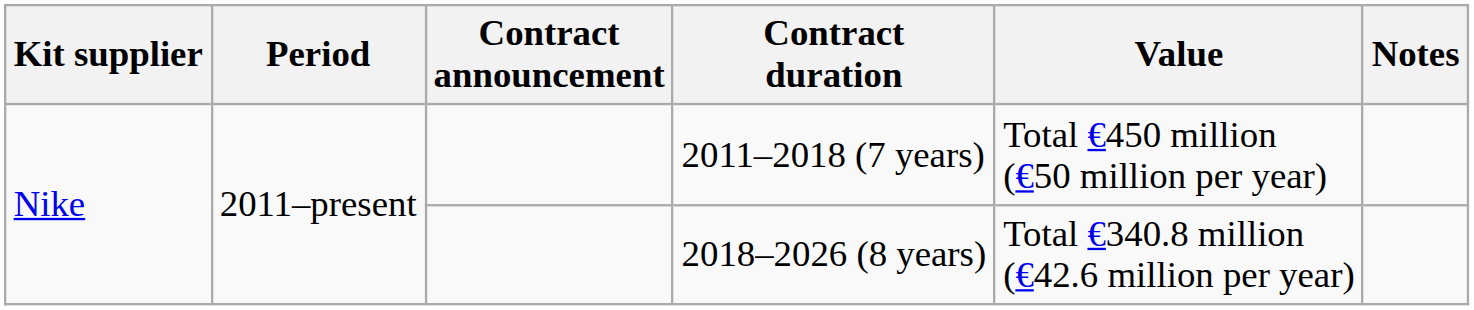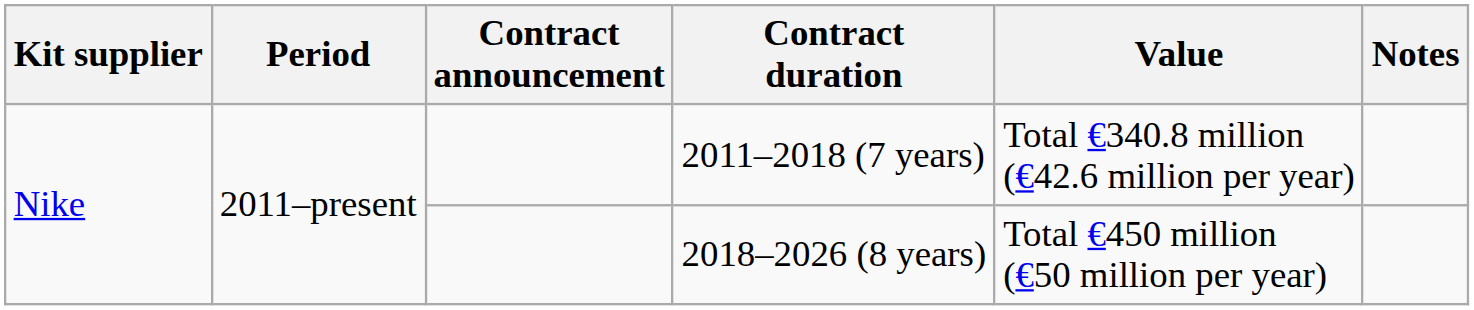(1165, 154) Total €450 million (€50 million per year) -> (1179, 154) Total €340.8 million (€42.6 million per year)
(1179, 253) Total €340.8 million (€42.6 million per year) -> (1165, 253) Total €450 million (€50 million per year)
